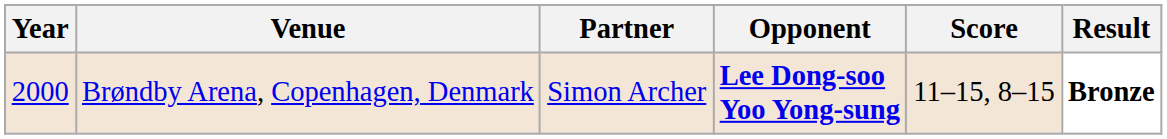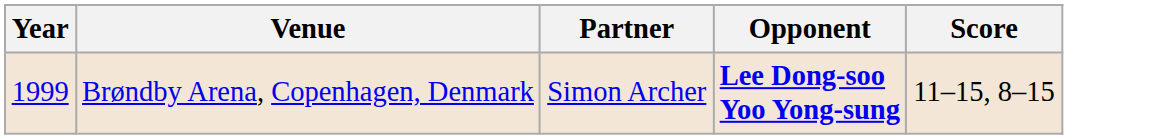- column: (1111, 28)
(40, 92) 2000 -> (40, 92) 1999
